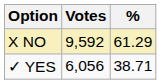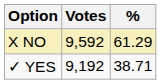(85, 66) 6,056 -> (85, 66) 9,192
